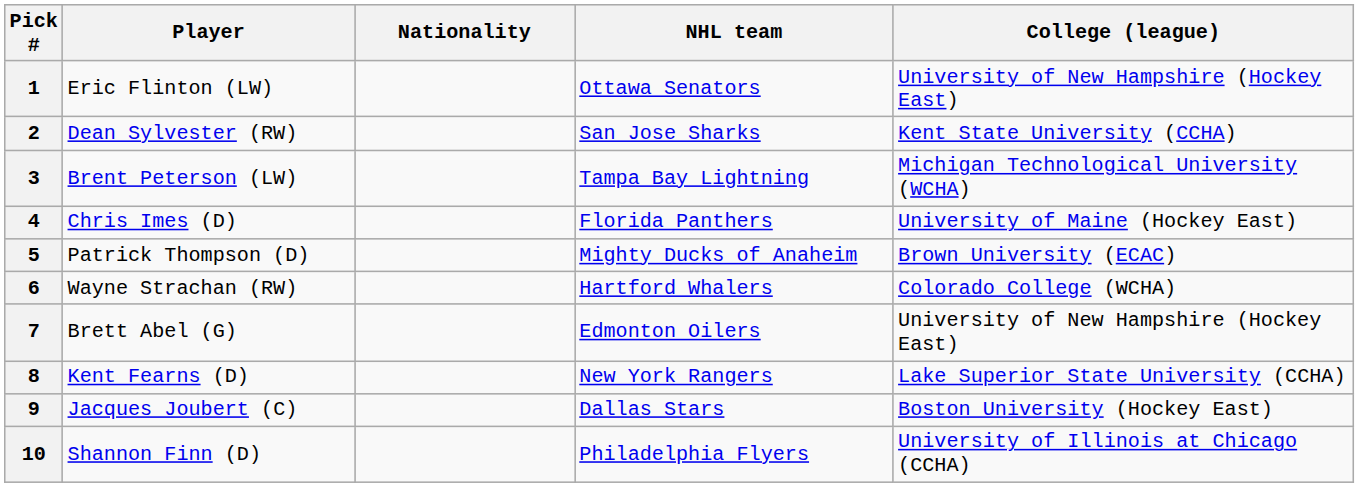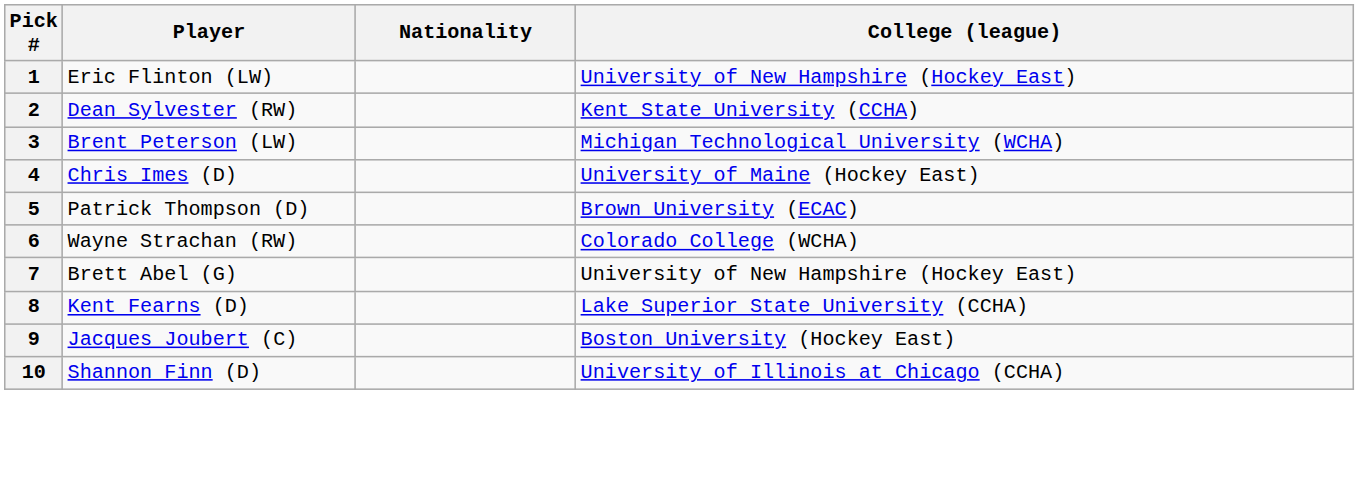- column: (734, 33)
